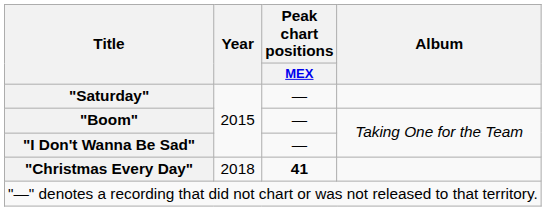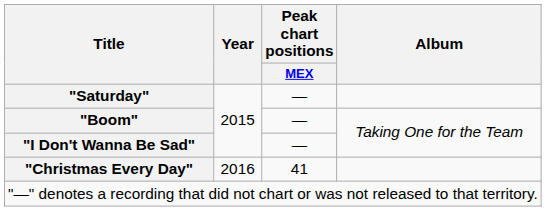(238, 169) 2018 -> (238, 169) 2016
(299, 169) bold -> (299, 169) normal
